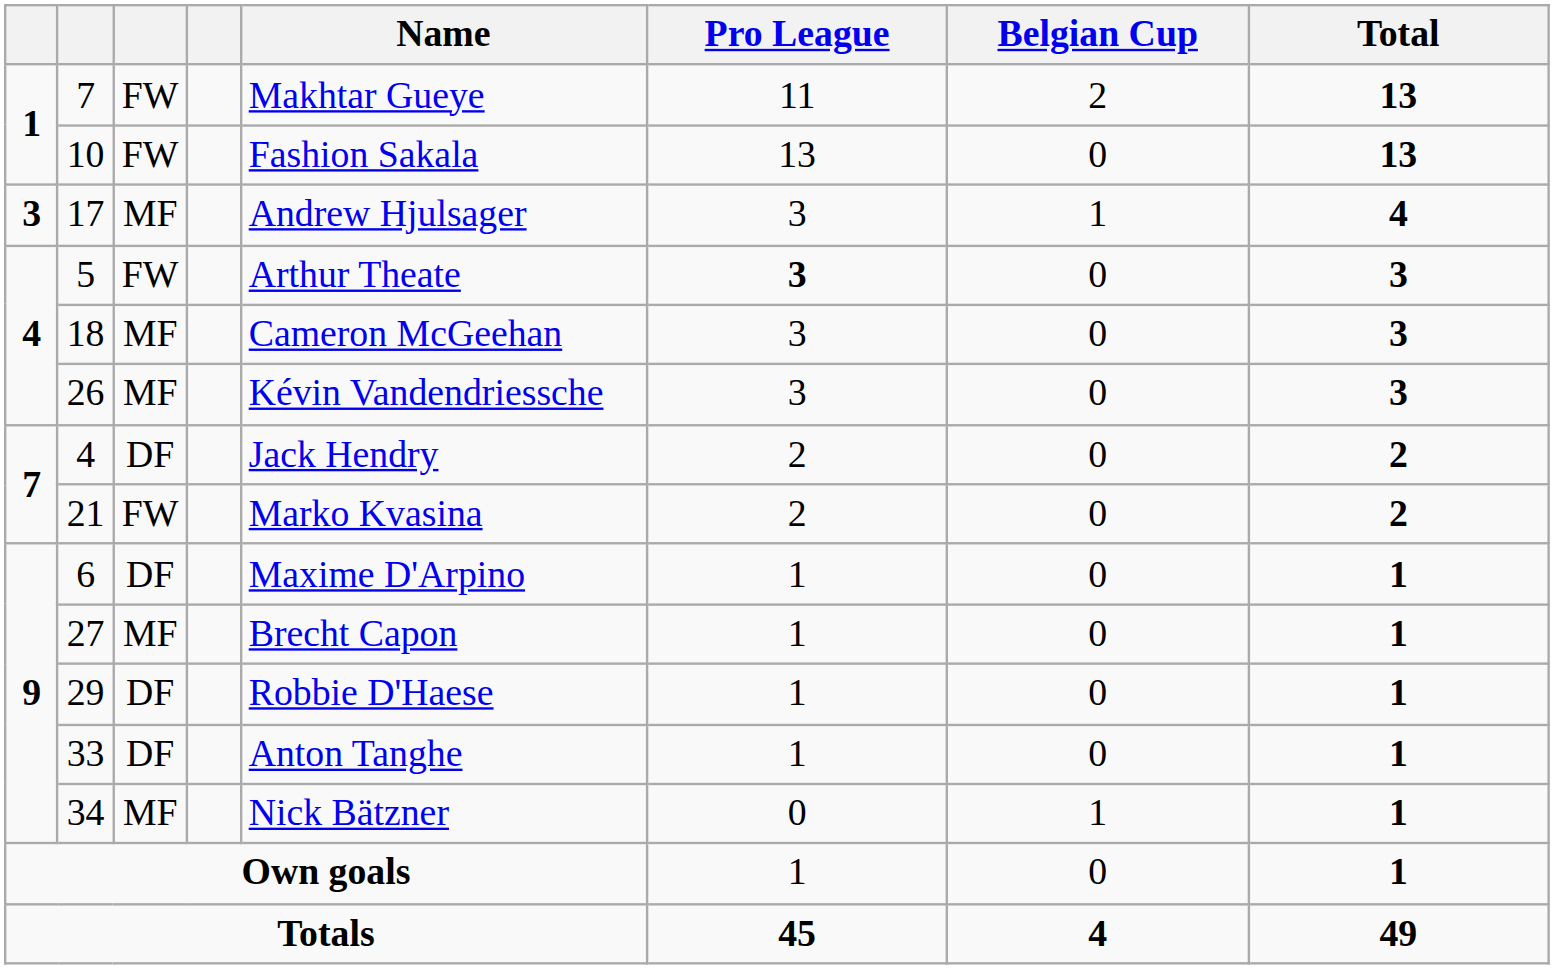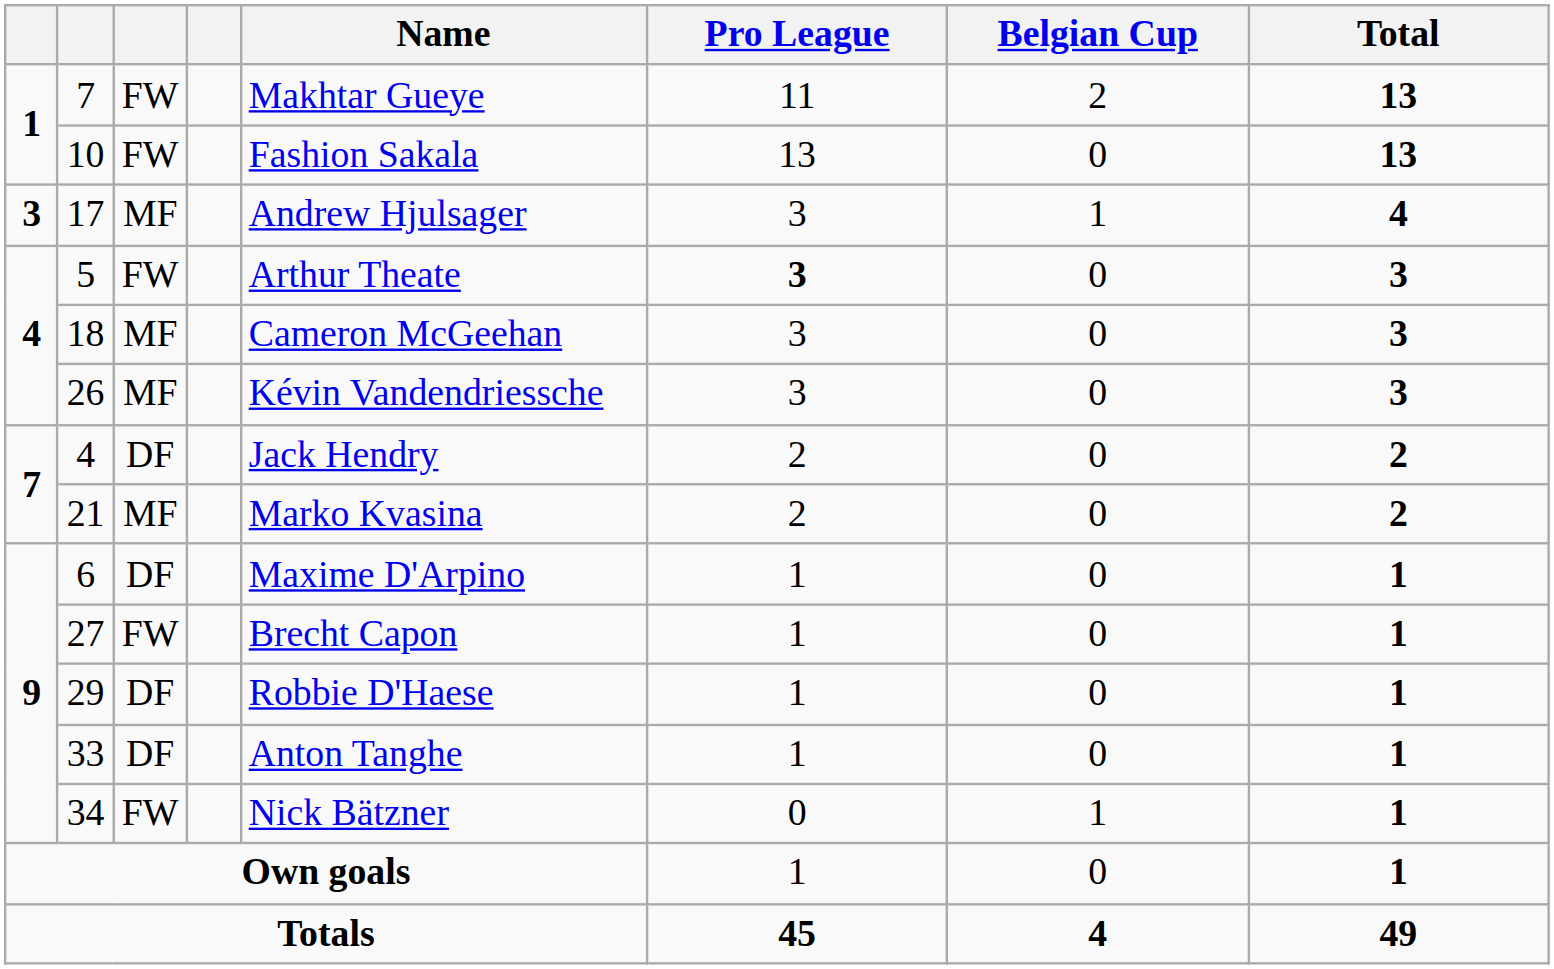(150, 513) FW -> (150, 513) MF
(150, 633) MF -> (150, 633) FW
(150, 812) MF -> (150, 812) FW
